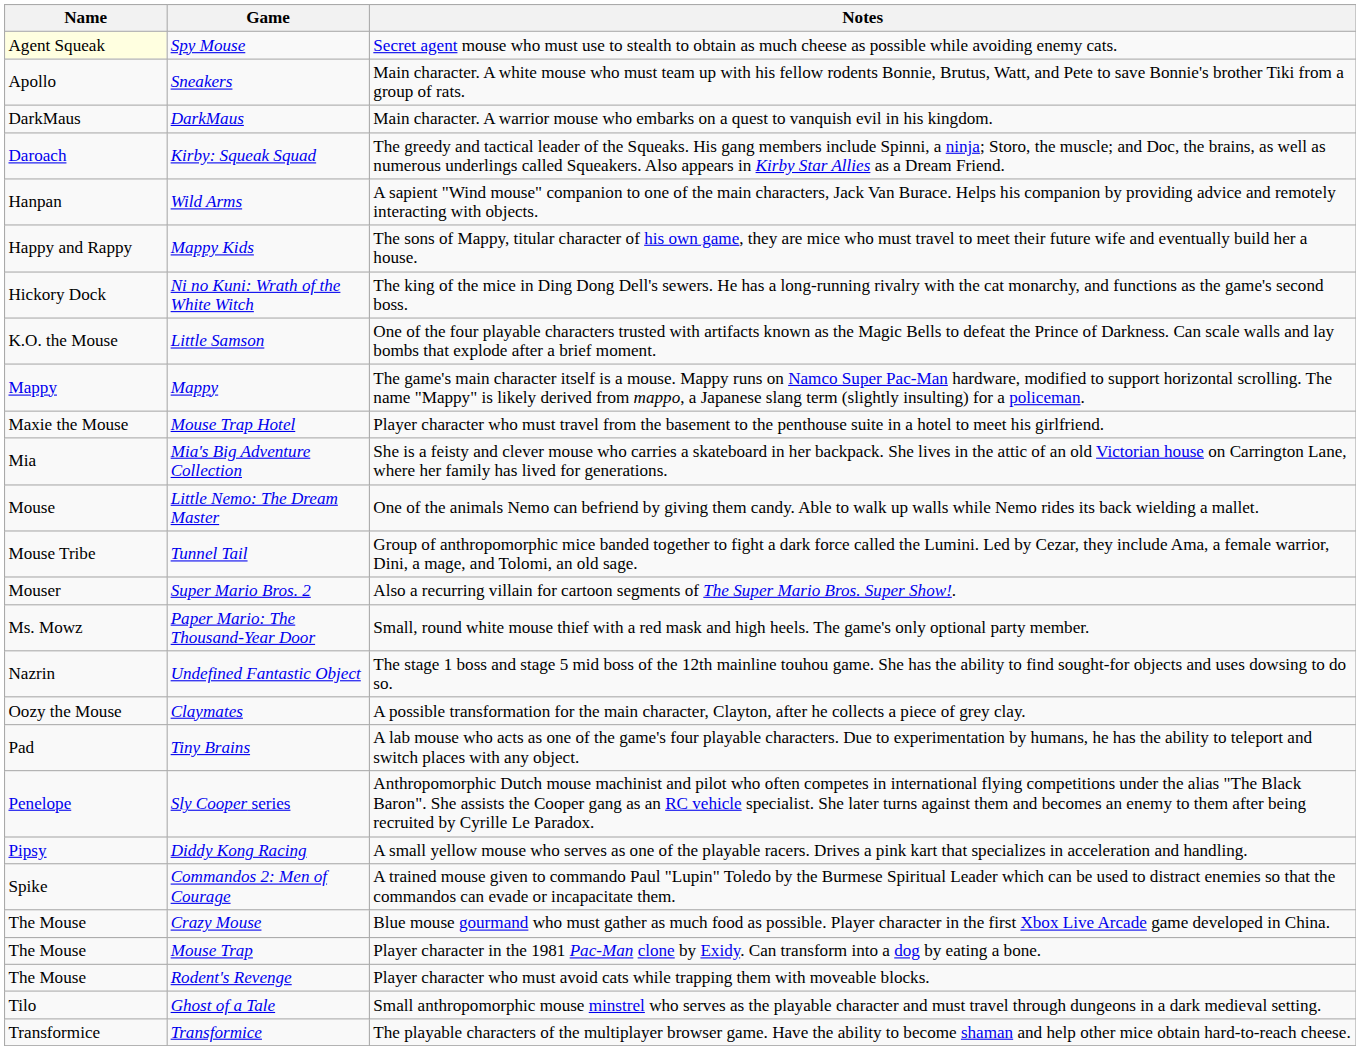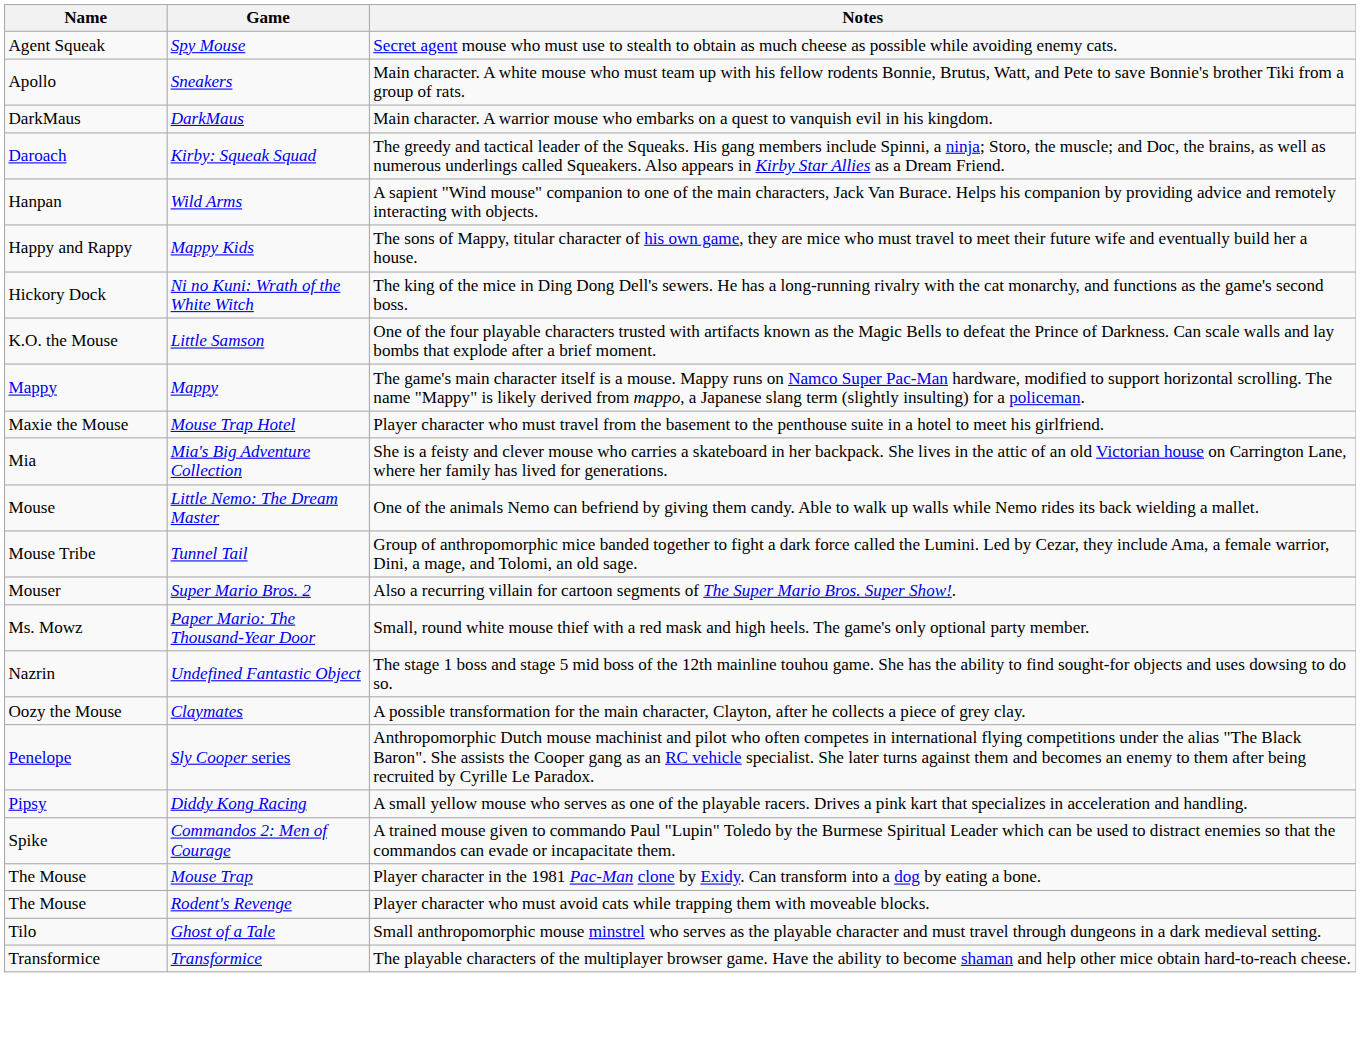(57, 45) lightyellow background -> (57, 45) no background
- row: (210, 747)
- row: (216, 923)
